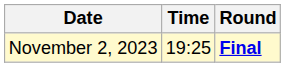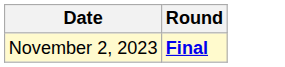- column: (188, 18)
